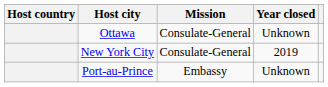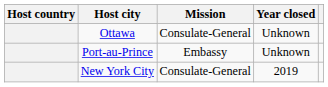rows swapped: (117, 71) <-> (117, 52)
